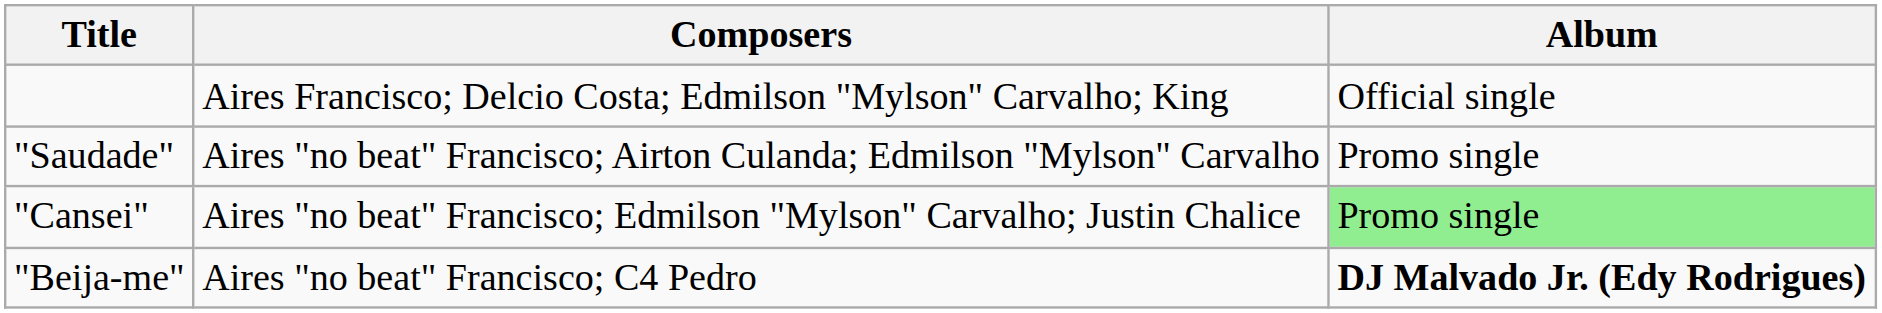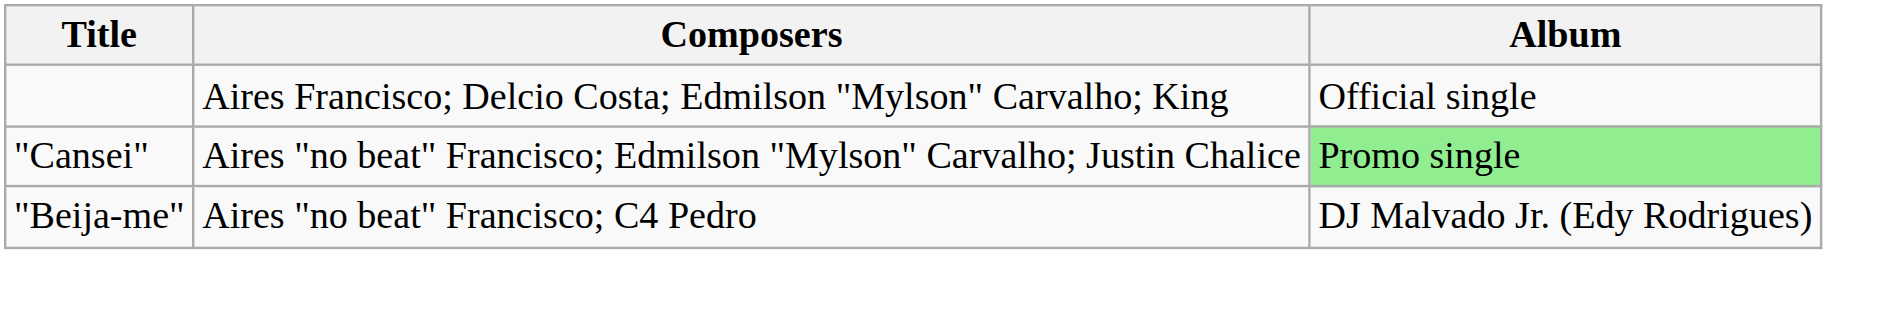- row: (94, 155)
(1602, 276) bold -> (1565, 215) normal
